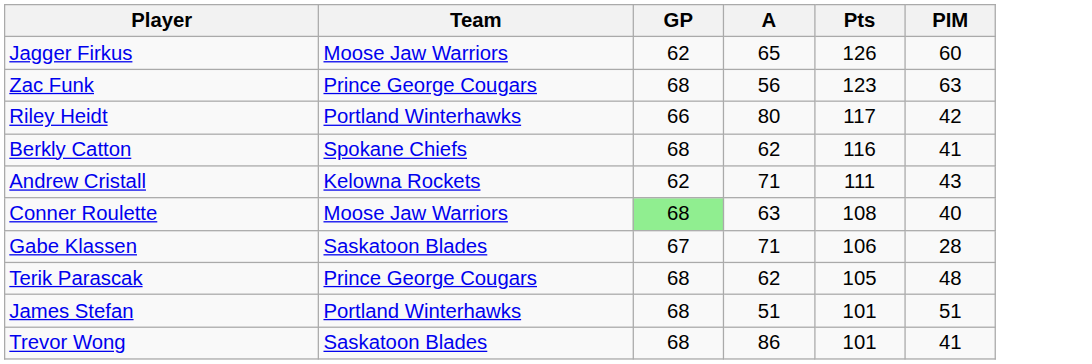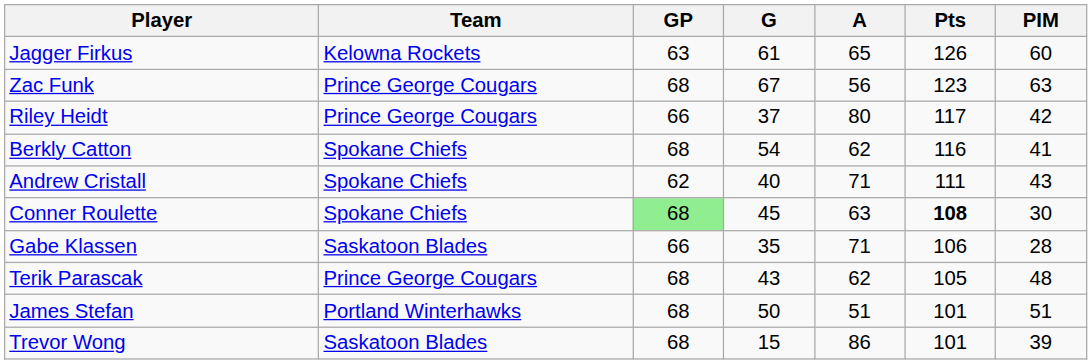+ column: (769, 20)
(416, 52) Moose Jaw Warriors -> (402, 52) Kelowna Rockets
(678, 52) 62 -> (678, 52) 63
(422, 117) Portland Winterhawks -> (430, 117) Prince George Cougars
(402, 181) Kelowna Rockets -> (395, 181) Spokane Chiefs
(416, 213) Moose Jaw Warriors -> (395, 213) Spokane Chiefs
(860, 213) normal -> (950, 213) bold
(950, 213) 40 -> (1041, 213) 30
(678, 246) 67 -> (678, 246) 66
(950, 342) 41 -> (1041, 342) 39
